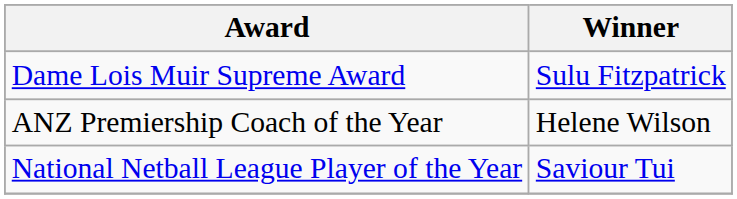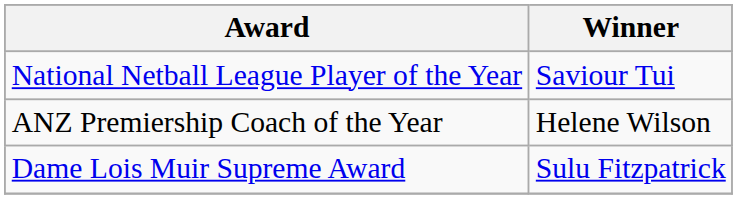rows swapped: (209, 74) <-> (267, 168)
